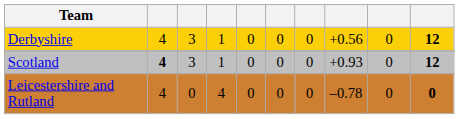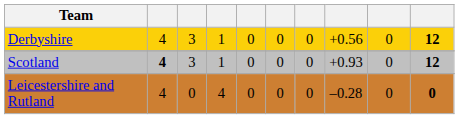(346, 93) –0.78 -> (346, 93) –0.28
